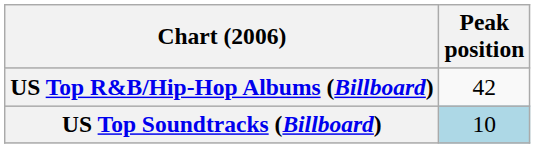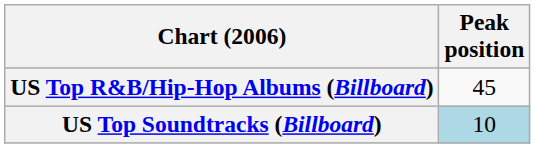(484, 86) 42 -> (484, 86) 45
